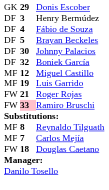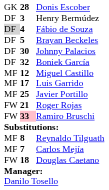(25, 7) 29 -> (25, 7) 28
(10, 29) no background -> (10, 29) lightgrey background
(25, 83) 19 -> (25, 83) 17
+ row: (62, 94)
